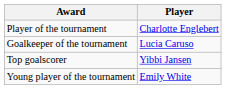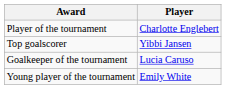rows swapped: (37, 60) <-> (67, 44)
